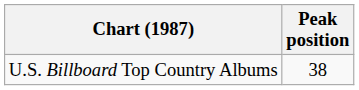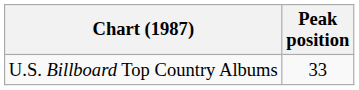(318, 69) 38 -> (318, 69) 33
